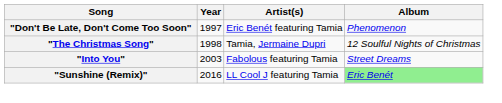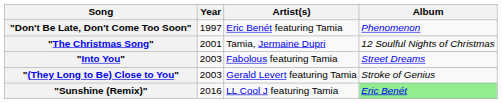(211, 43) 1998 -> (211, 43) 2001
+ row: (101, 75)
